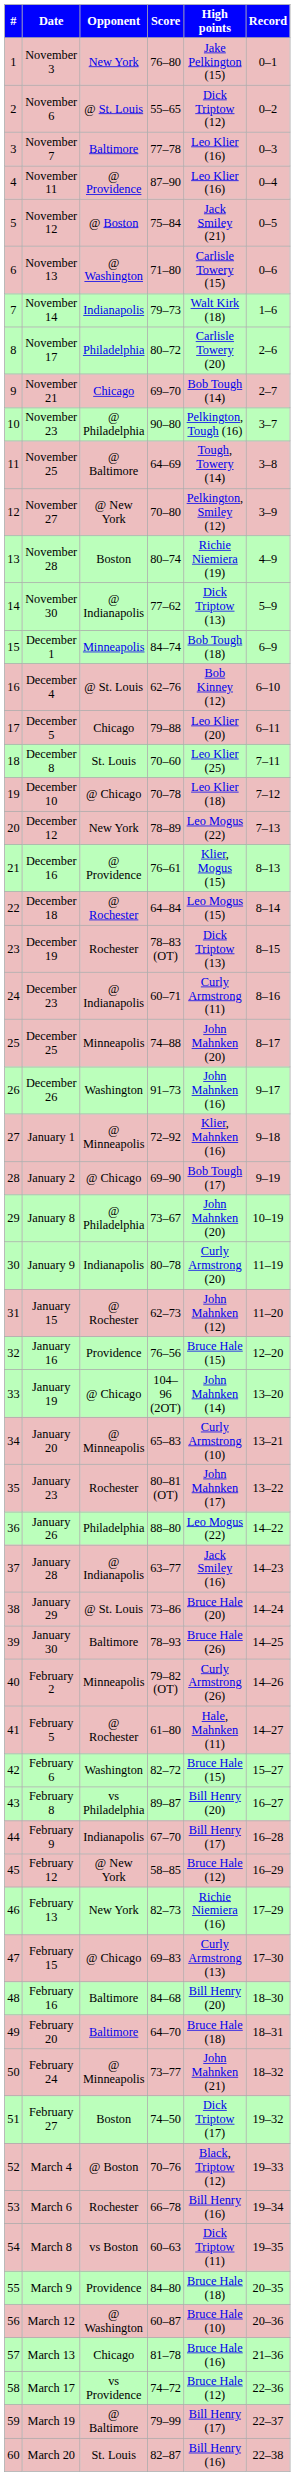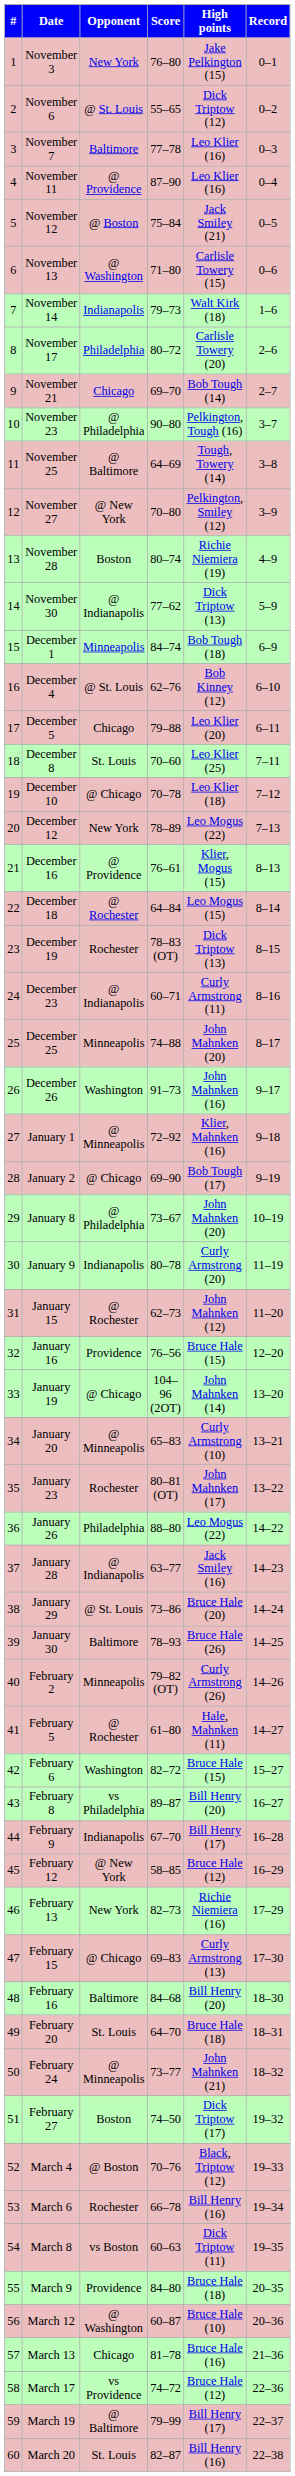(114, 2031) Baltimore -> (114, 2031) St. Louis
